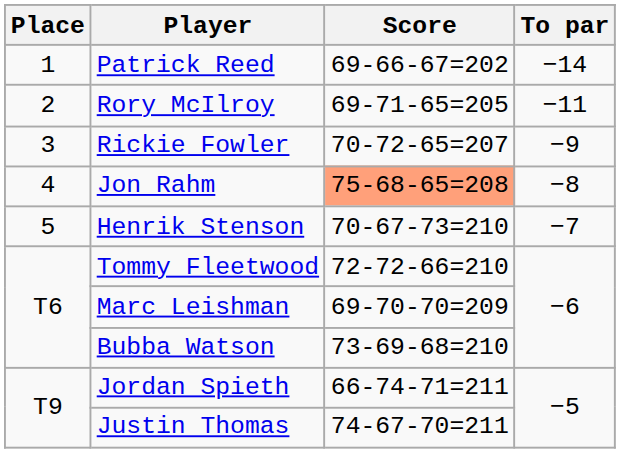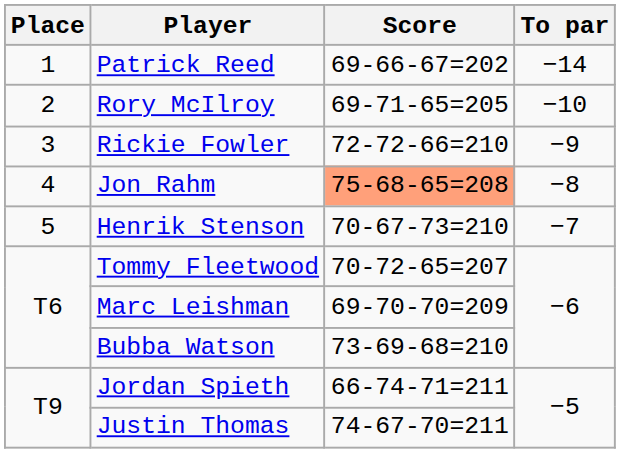(565, 106) −11 -> (565, 106) −10
(420, 146) 70-72-65=207 -> (420, 146) 72-72-66=210
(420, 267) 72-72-66=210 -> (420, 267) 70-72-65=207
